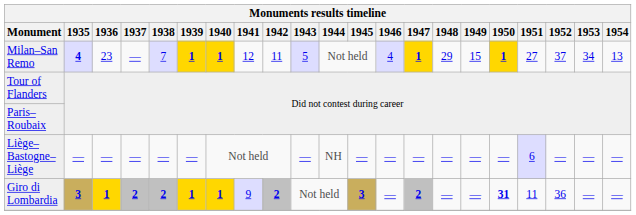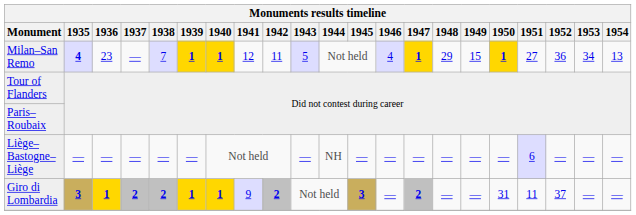(560, 56) 37 -> (560, 56) 36
(504, 194) bold -> (504, 194) normal
(560, 194) 36 -> (560, 194) 37
